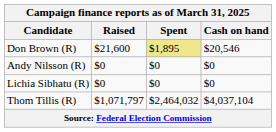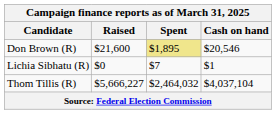- row: (46, 65)
(154, 83) $0 -> (154, 65) $7
(209, 83) $0 -> (209, 65) $1
(119, 100) $1,071,797 -> (119, 83) $5,666,227
